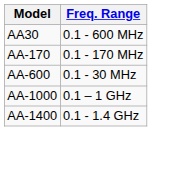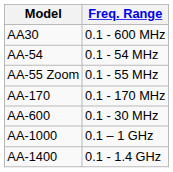+ row: (25, 55)
+ row: (43, 75)
